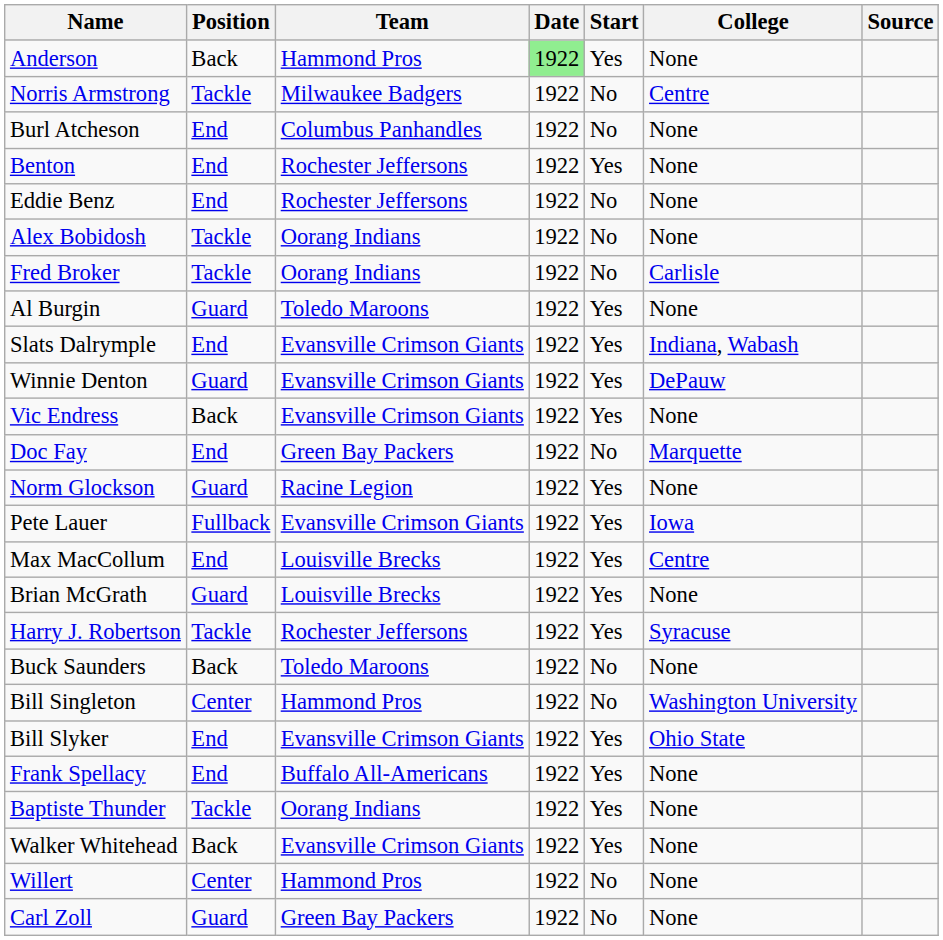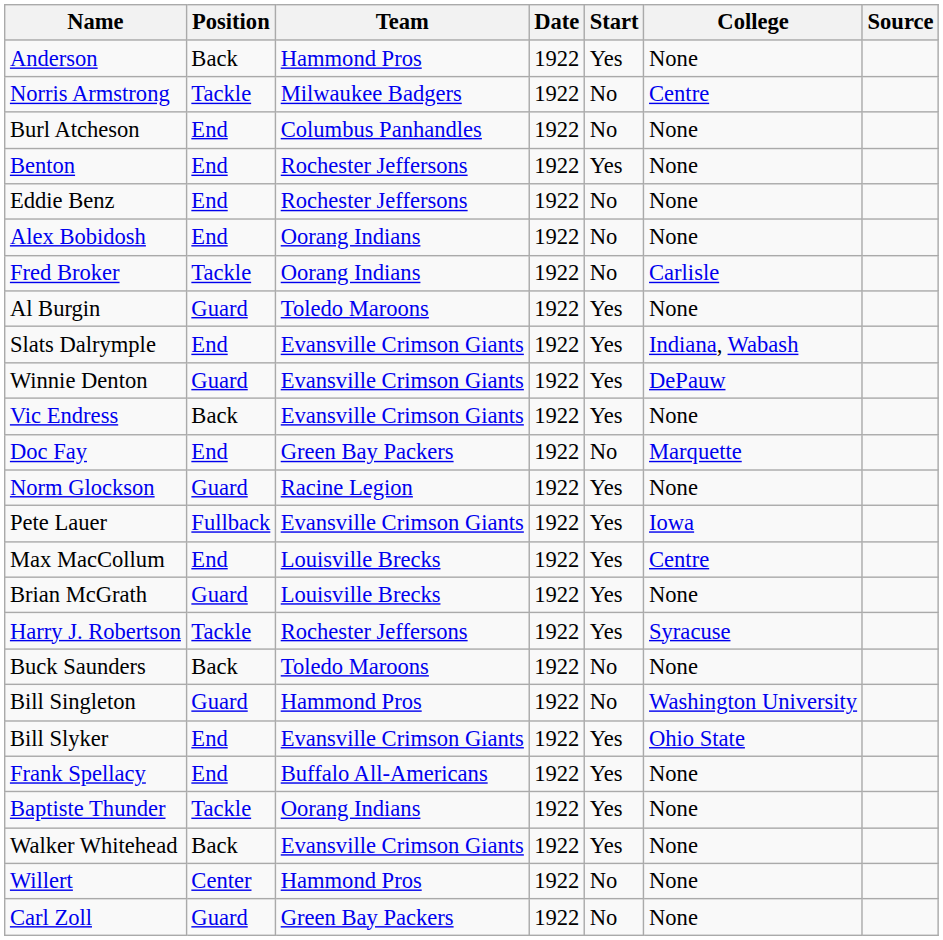(557, 58) lightgreen background -> (557, 58) no background
(221, 237) Tackle -> (210, 237) End
(221, 702) Center -> (220, 702) Guard
